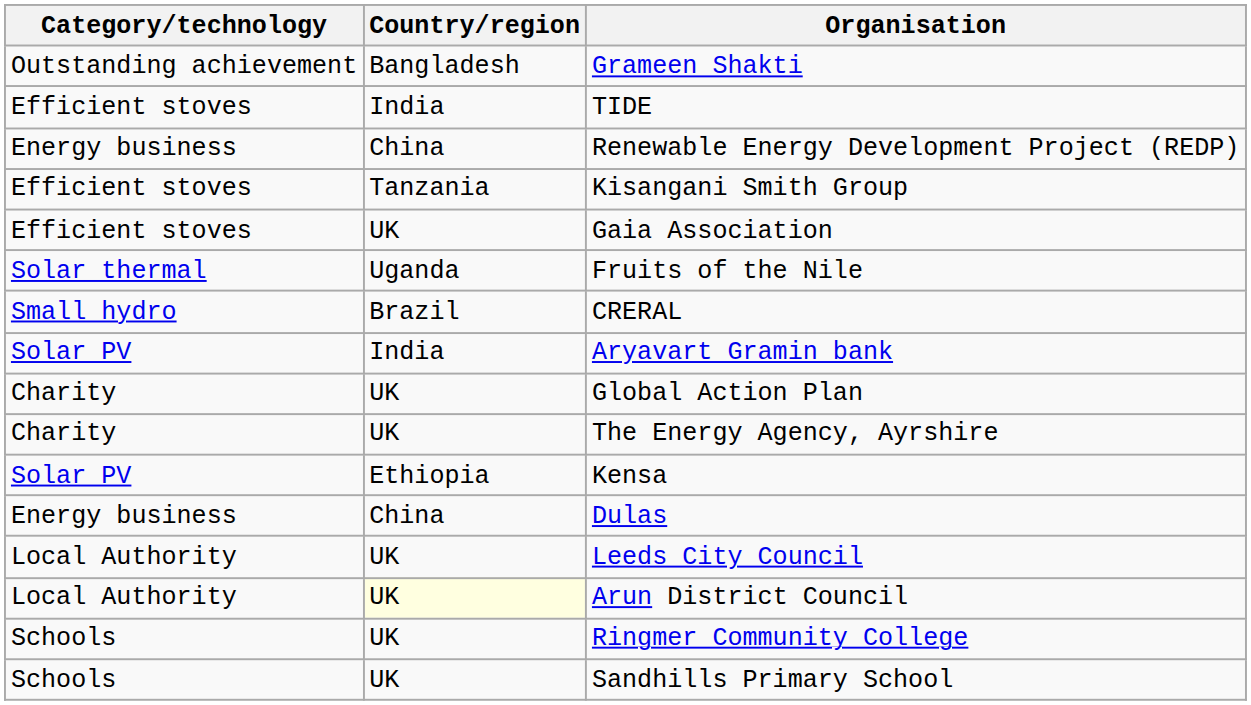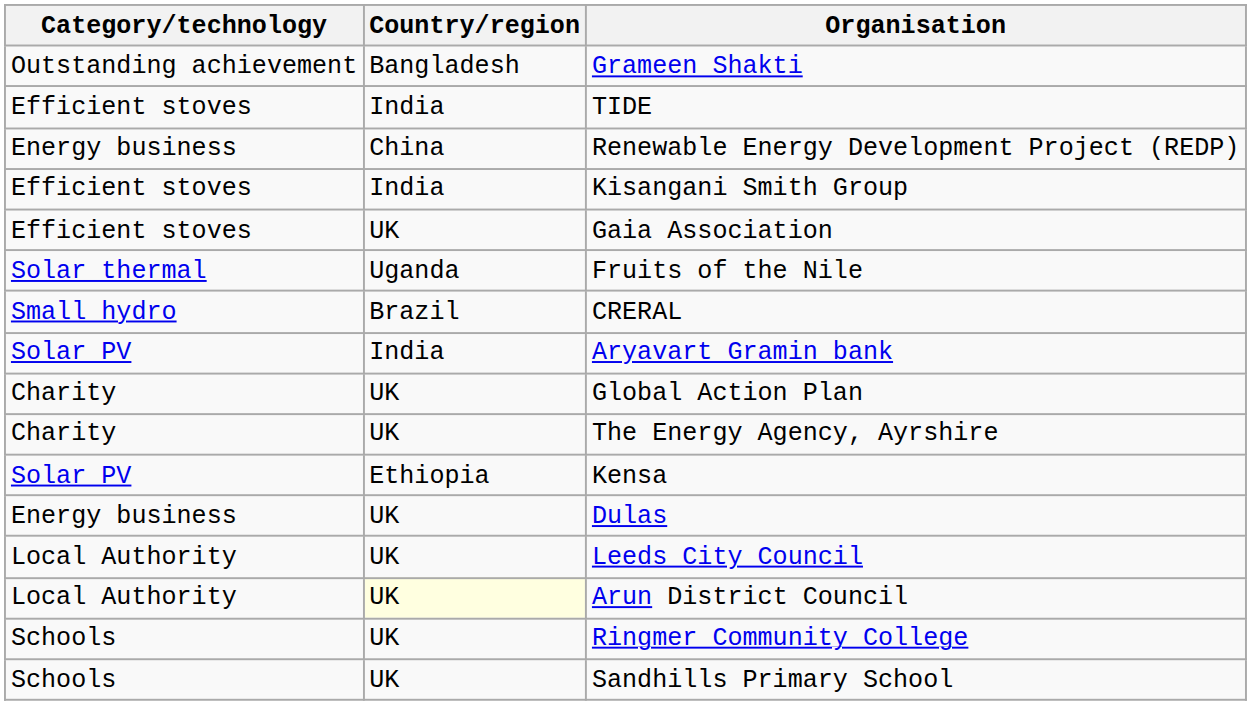(429, 189) Tanzania -> (407, 189) India
(407, 516) China -> (384, 516) UK
